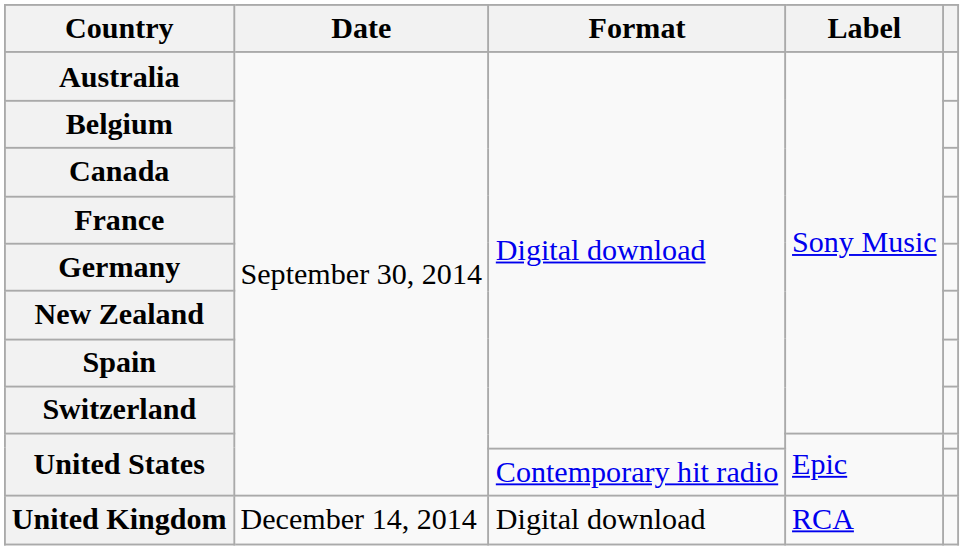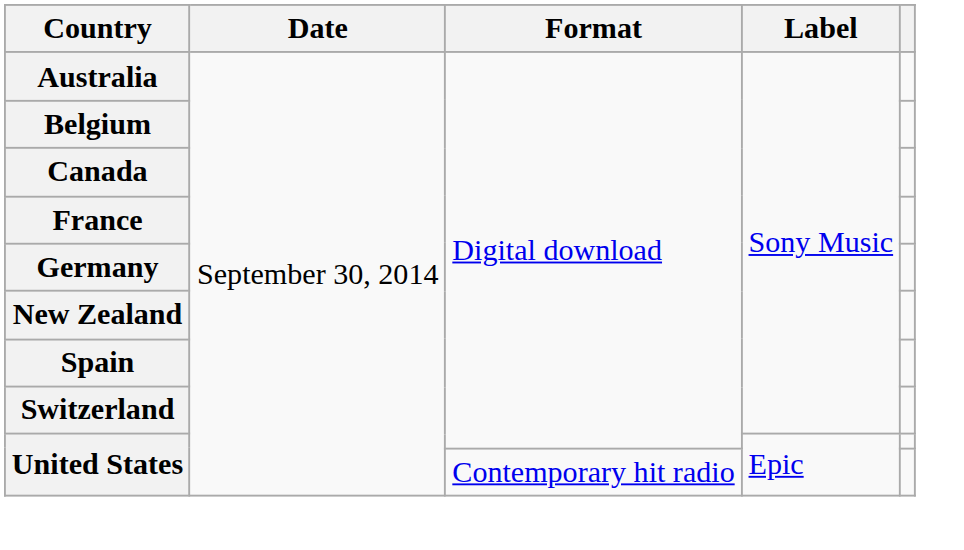- row: (119, 519)
